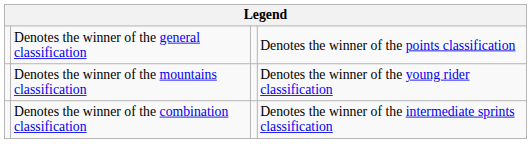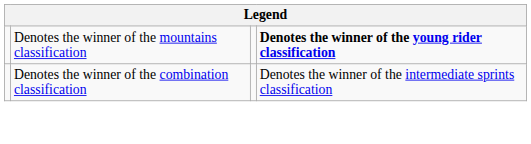- row: (107, 44)
(365, 82) normal -> (371, 44) bold
